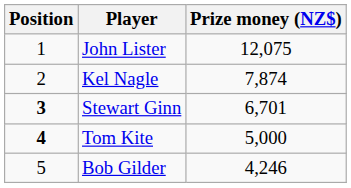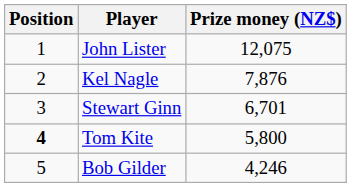(266, 78) 7,874 -> (266, 78) 7,876
(41, 108) bold -> (41, 108) normal
(266, 138) 5,000 -> (266, 138) 5,800
